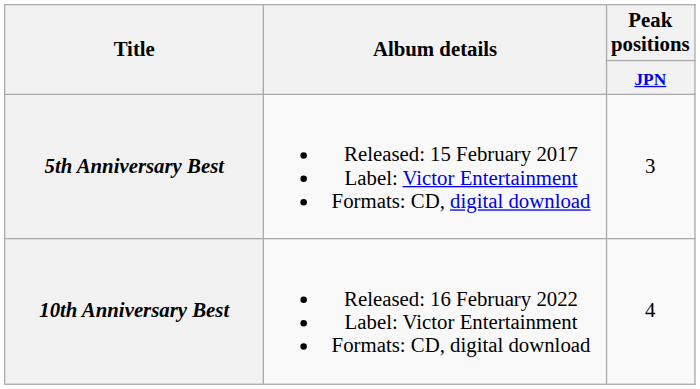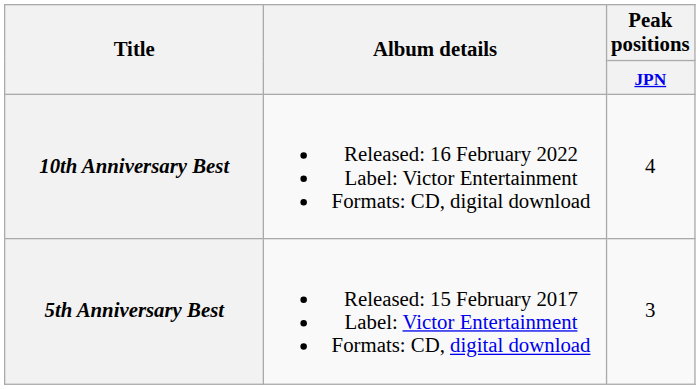rows swapped: (134, 166) <-> (134, 311)
